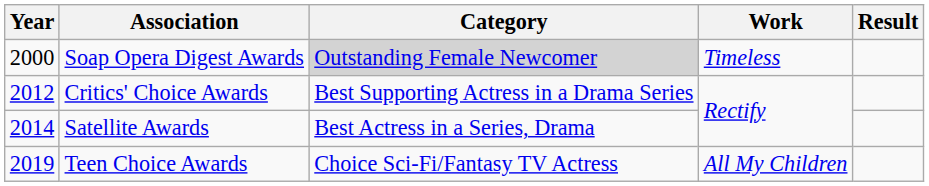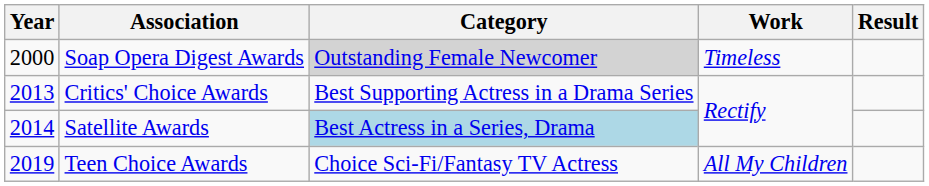(32, 92) 2012 -> (32, 92) 2013
(454, 127) no background -> (454, 127) lightblue background
